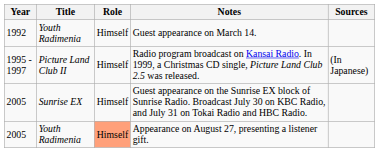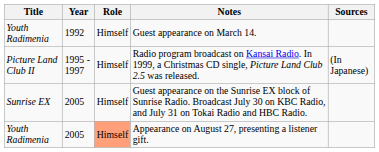columns swapped: (20, 12) <-> (65, 12)
